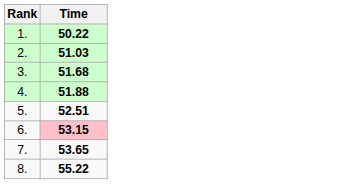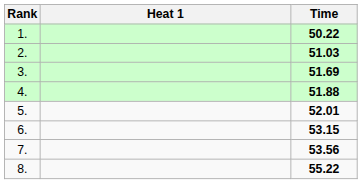+ column: (165, 14)
(74, 72) 51.68 -> (324, 72) 51.69
(74, 111) 52.51 -> (324, 111) 52.01
(74, 131) pink background -> (324, 131) no background
(74, 150) 53.65 -> (324, 150) 53.56
